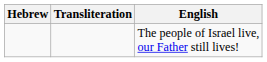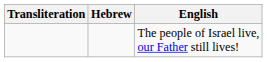columns swapped: (28, 14) <-> (93, 14)
